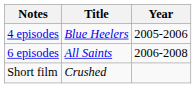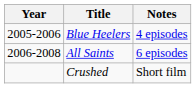columns swapped: (161, 14) <-> (33, 14)
